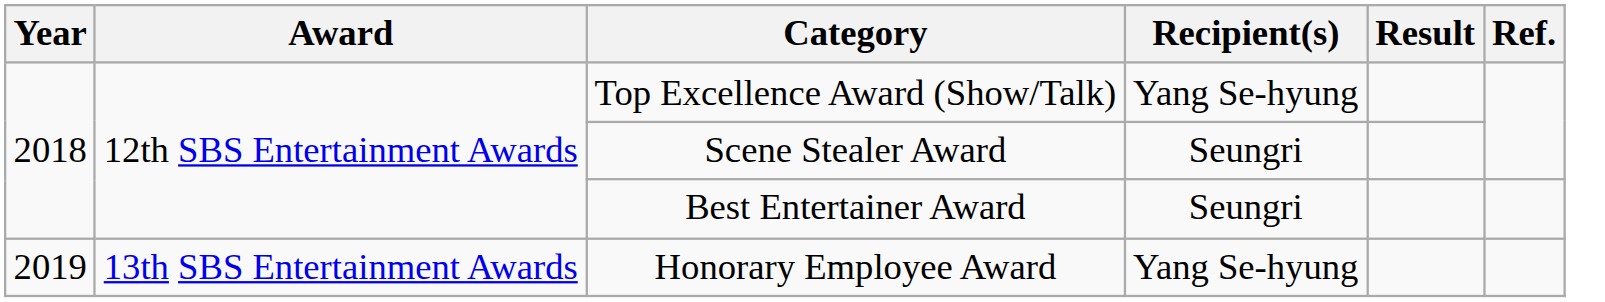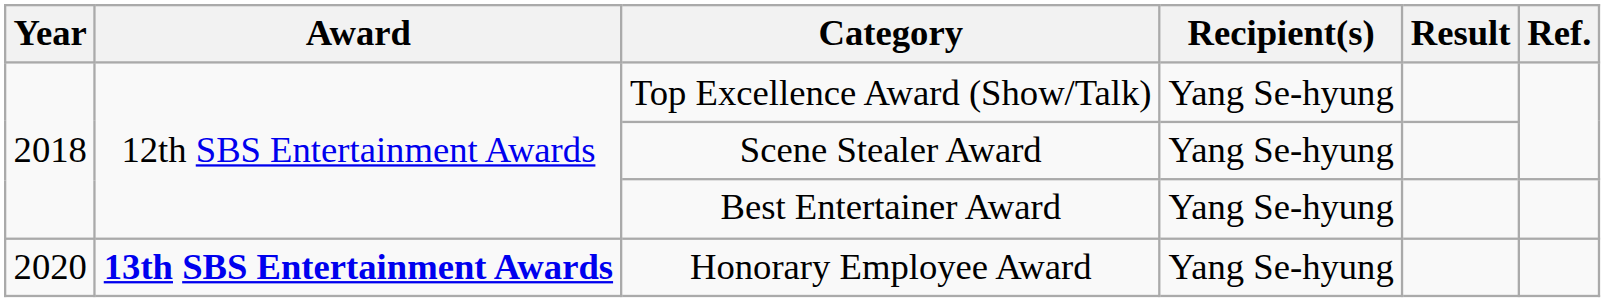(1246, 149) Seungri -> (1281, 149) Yang Se-hyung
(1246, 207) Seungri -> (1281, 207) Yang Se-hyung
(50, 265) 2019 -> (50, 265) 2020
(341, 265) normal -> (358, 265) bold
